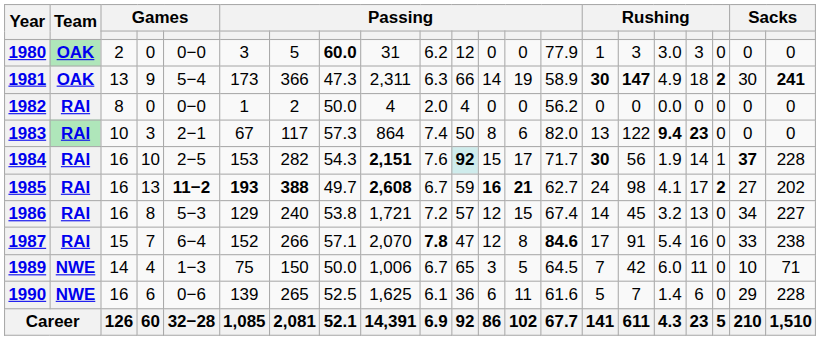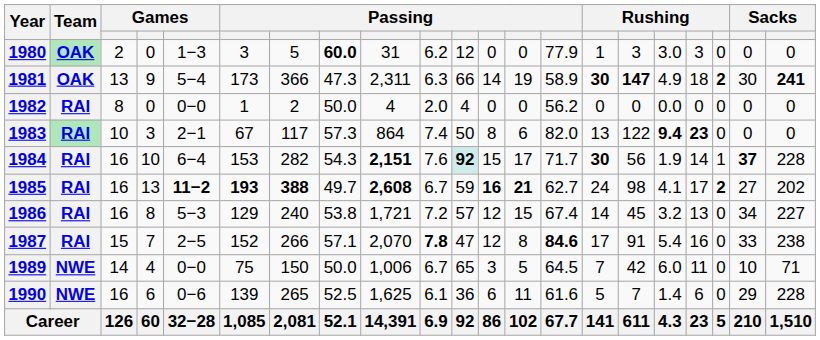(191, 52) 0−0 -> (191, 52) 1−3
(191, 160) 2−5 -> (191, 160) 6−4
(191, 240) 6−4 -> (191, 240) 2−5
(191, 267) 1−3 -> (191, 267) 0−0
